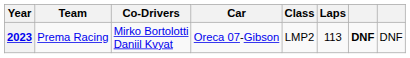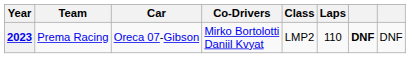columns swapped: (151, 14) <-> (237, 14)
(333, 38) 113 -> (333, 38) 110
